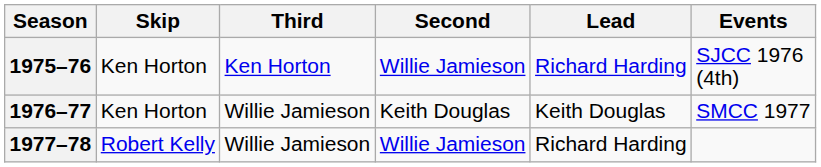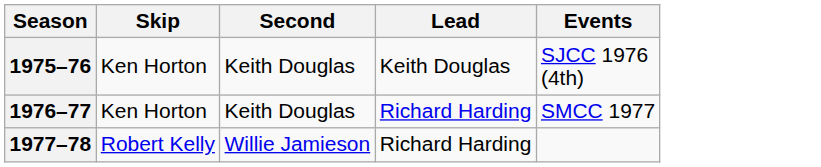- column: (297, 21)
(453, 66) Willie Jamieson -> (290, 66) Keith Douglas
(611, 66) Richard Harding -> (445, 66) Keith Douglas
(600, 111) Keith Douglas -> (456, 111) Richard Harding
